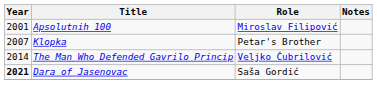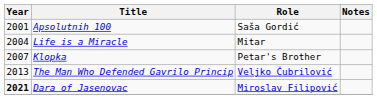(288, 27) Miroslav Filipović -> (268, 27) Saša Gordić
+ row: (80, 42)
(18, 57) 2014 -> (18, 72) 2013
(268, 72) Saša Gordić -> (288, 87) Miroslav Filipović
